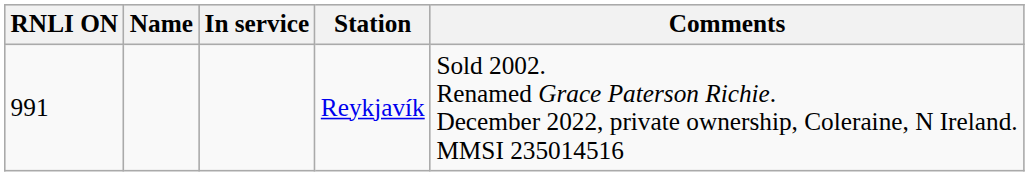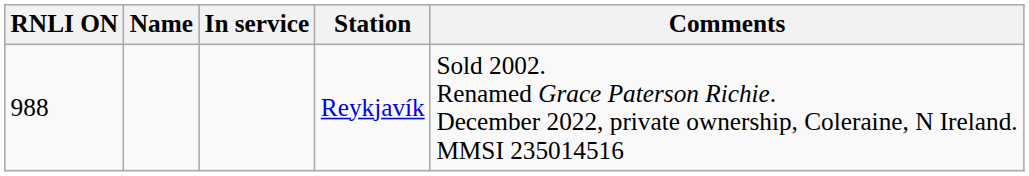(30, 107) 991 -> (30, 107) 988
